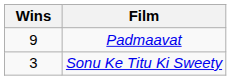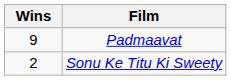(33, 63) 3 -> (33, 63) 2
